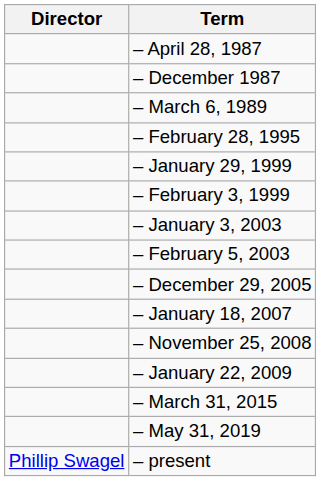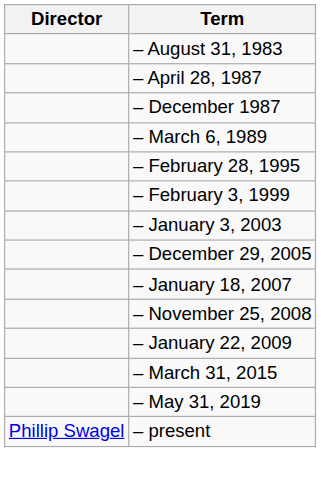+ row: (208, 48)
- row: (212, 166)
- row: (211, 254)
